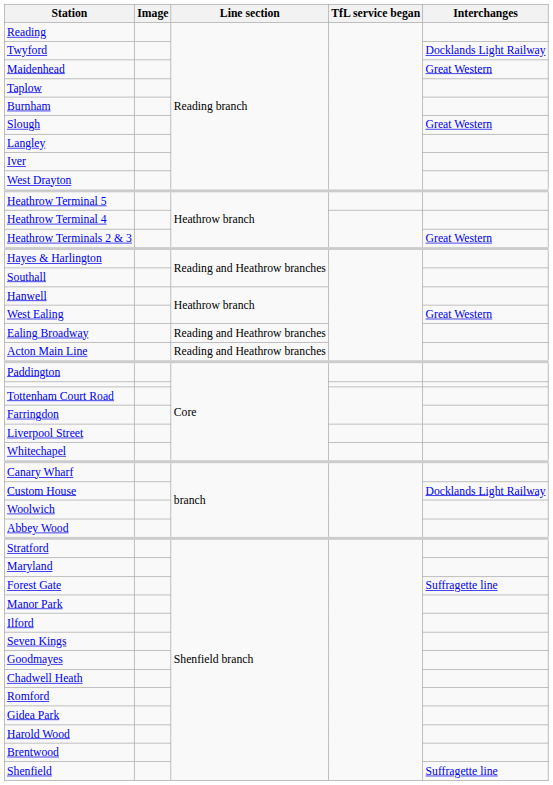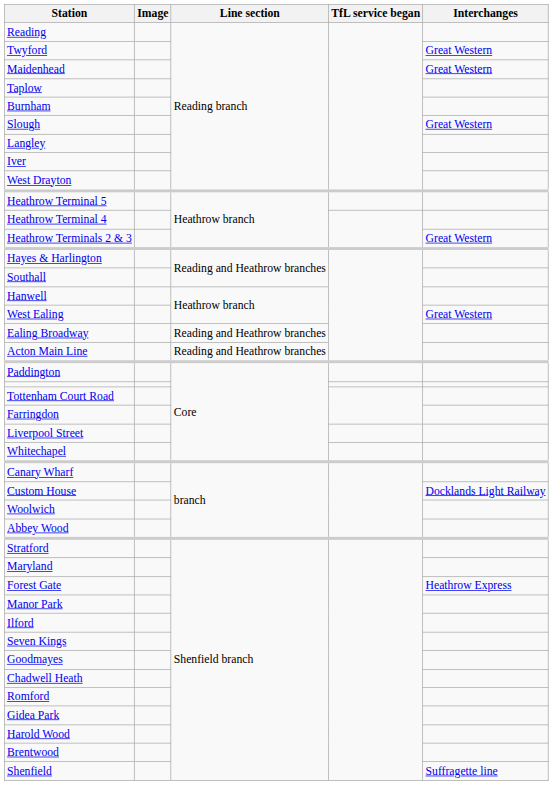(486, 50) Docklands Light Railway -> (459, 50) Great Western
(462, 585) Suffragette line -> (469, 585) Heathrow Express
